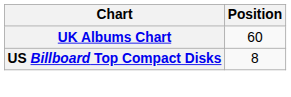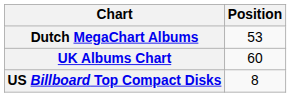+ row: (115, 37)
